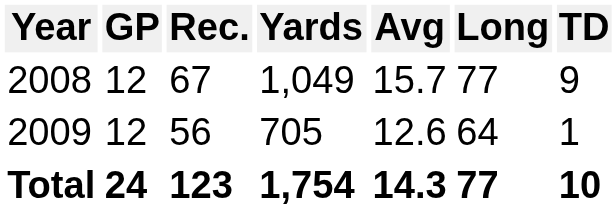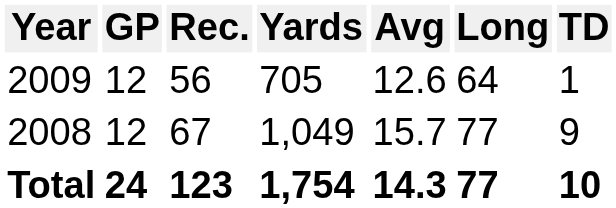rows swapped: (49, 80) <-> (49, 132)
